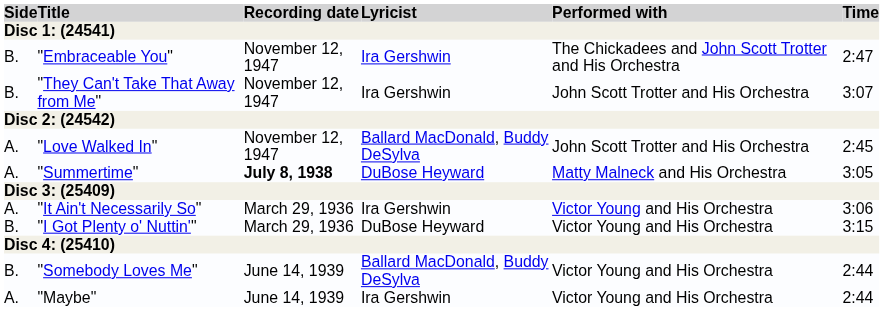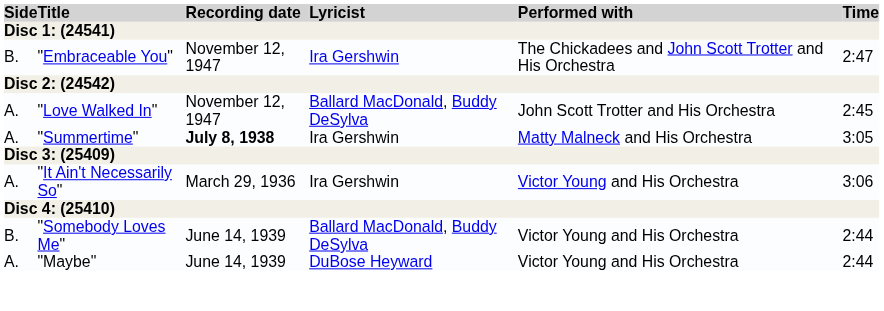- row: (136, 93)
(423, 173) DuBose Heyward -> (354, 137) Ira Gershwin
- row: (117, 226)
(406, 298) Ira Gershwin -> (371, 262) DuBose Heyward
